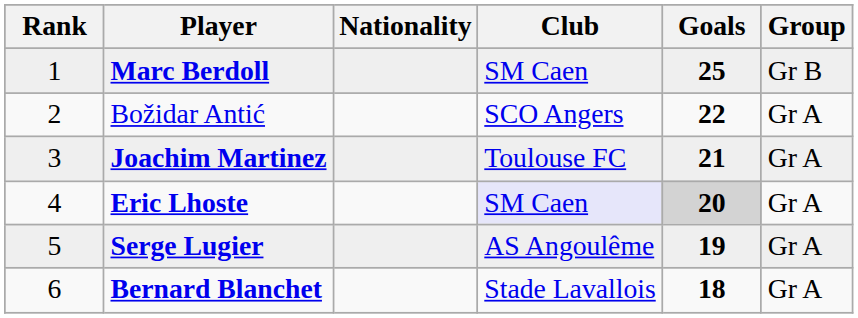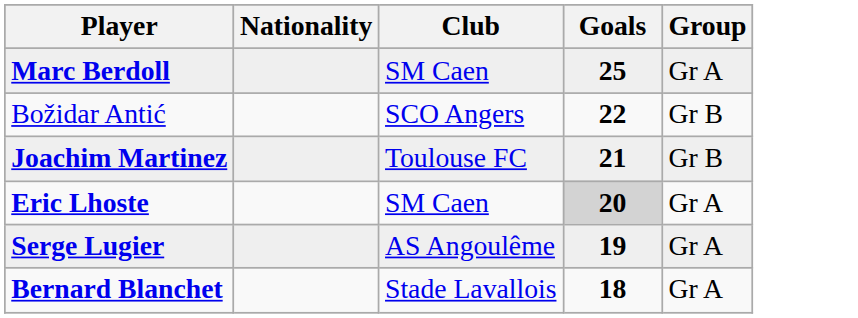- column: (54, 26)
(795, 70) Gr B -> (696, 70) Gr A
(795, 114) Gr A -> (696, 114) Gr B
(795, 158) Gr A -> (696, 158) Gr B
(536, 202) lavender background -> (437, 202) no background
